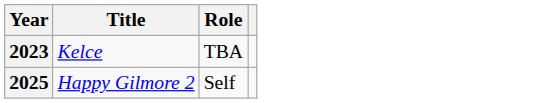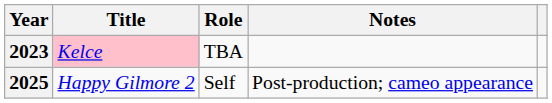+ column: (393, 20)
(80, 51) no background -> (80, 51) pink background
